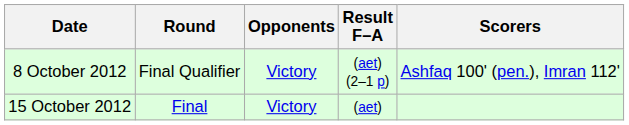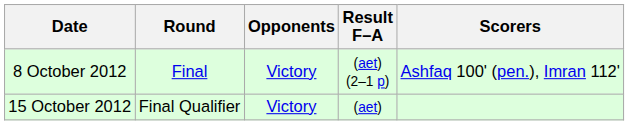(190, 71) Final Qualifier -> (190, 71) Final
(190, 106) Final -> (190, 106) Final Qualifier
